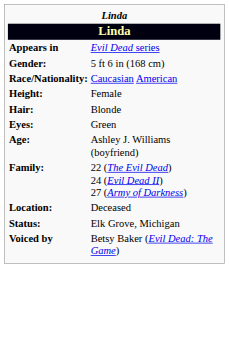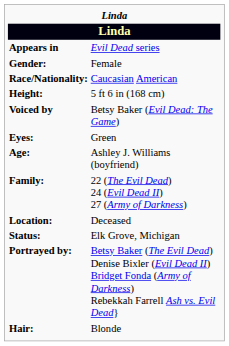(128, 63) 5 ft 6 in (168 cm) -> (106, 63) Female
(106, 94) Female -> (128, 94) 5 ft 6 in (168 cm)
rows swapped: (21, 109) <-> (31, 238)
+ row: (40, 251)
